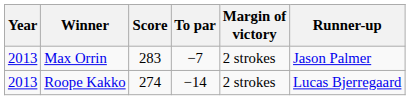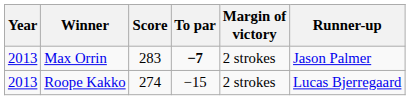(195, 58) normal -> (195, 58) bold
(195, 82) −14 -> (195, 82) −15
